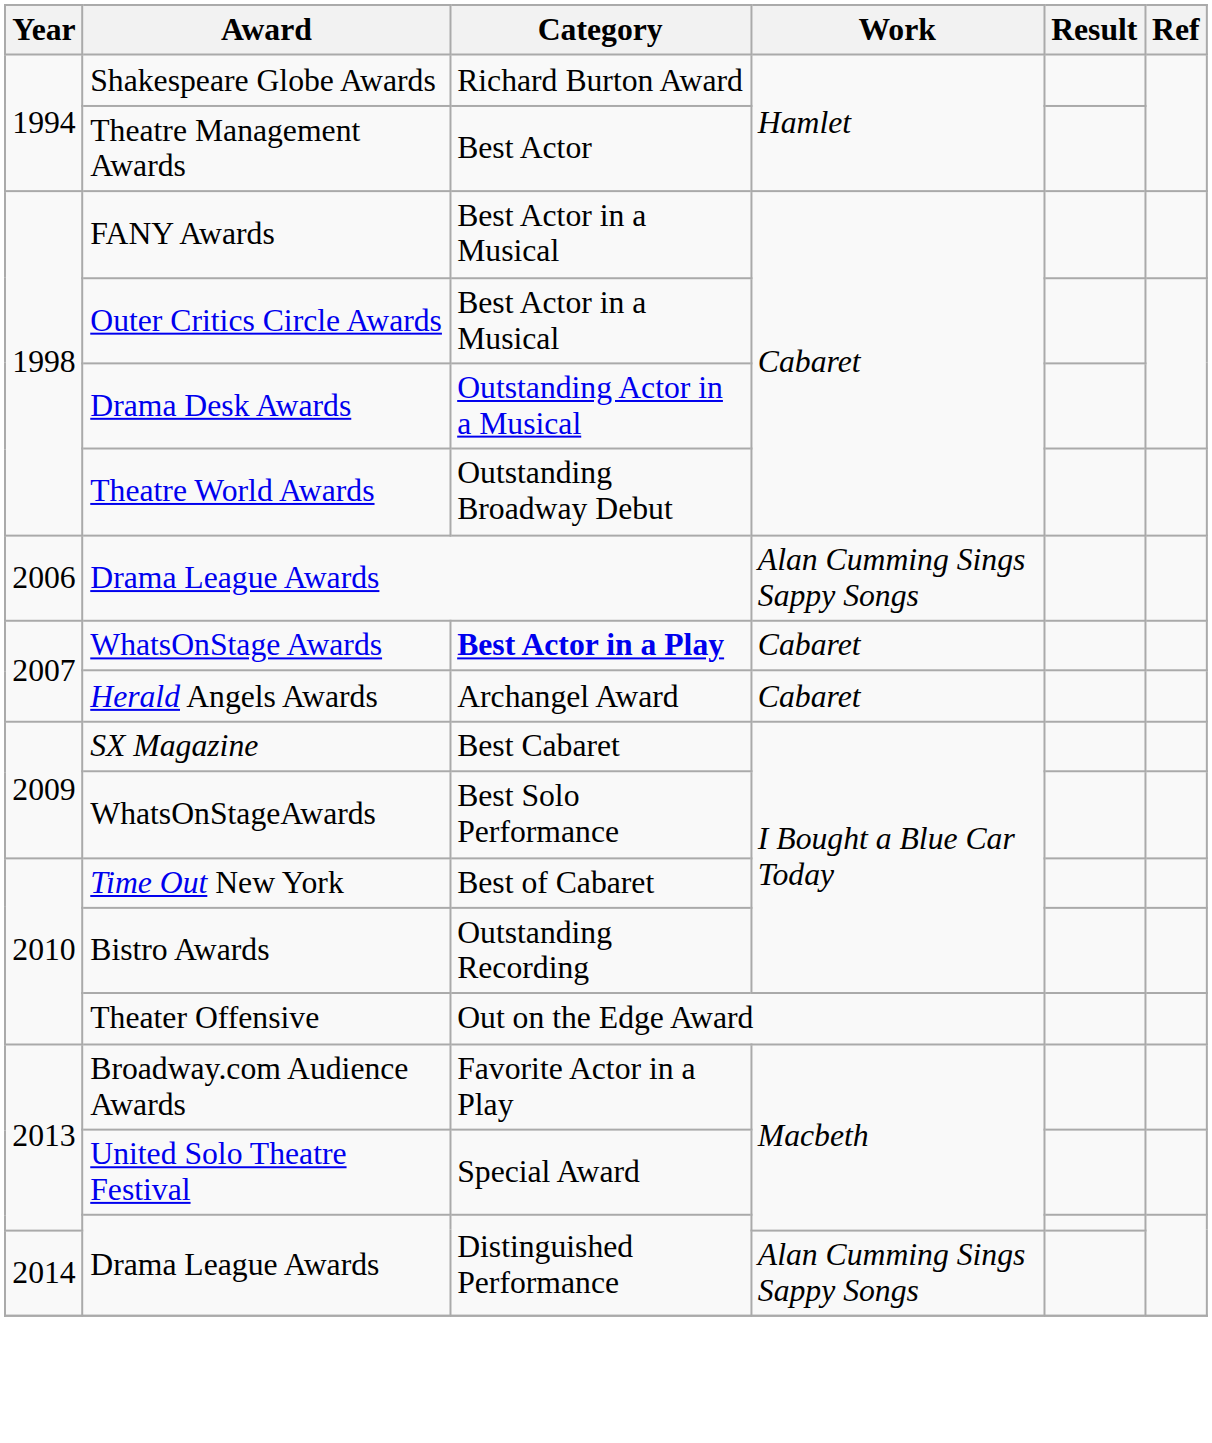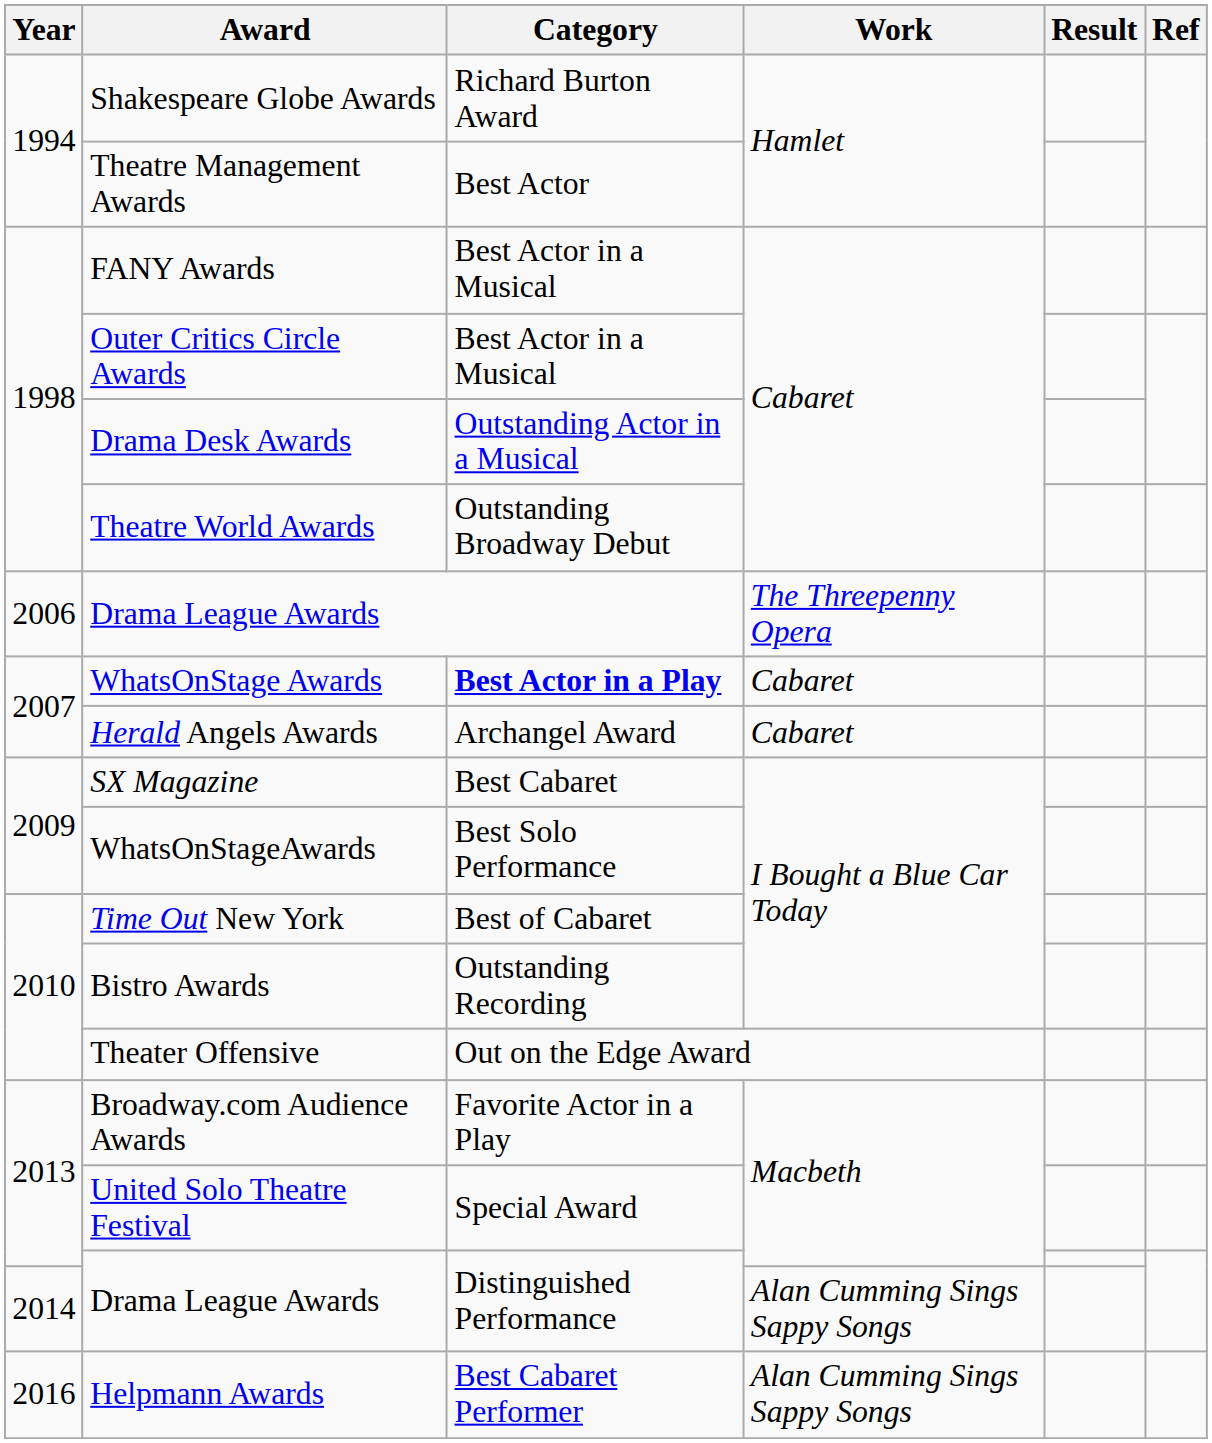(892, 577) Alan Cumming Sings Sappy Songs -> (853, 612) The Threepenny Opera
+ row: (44, 1394)
